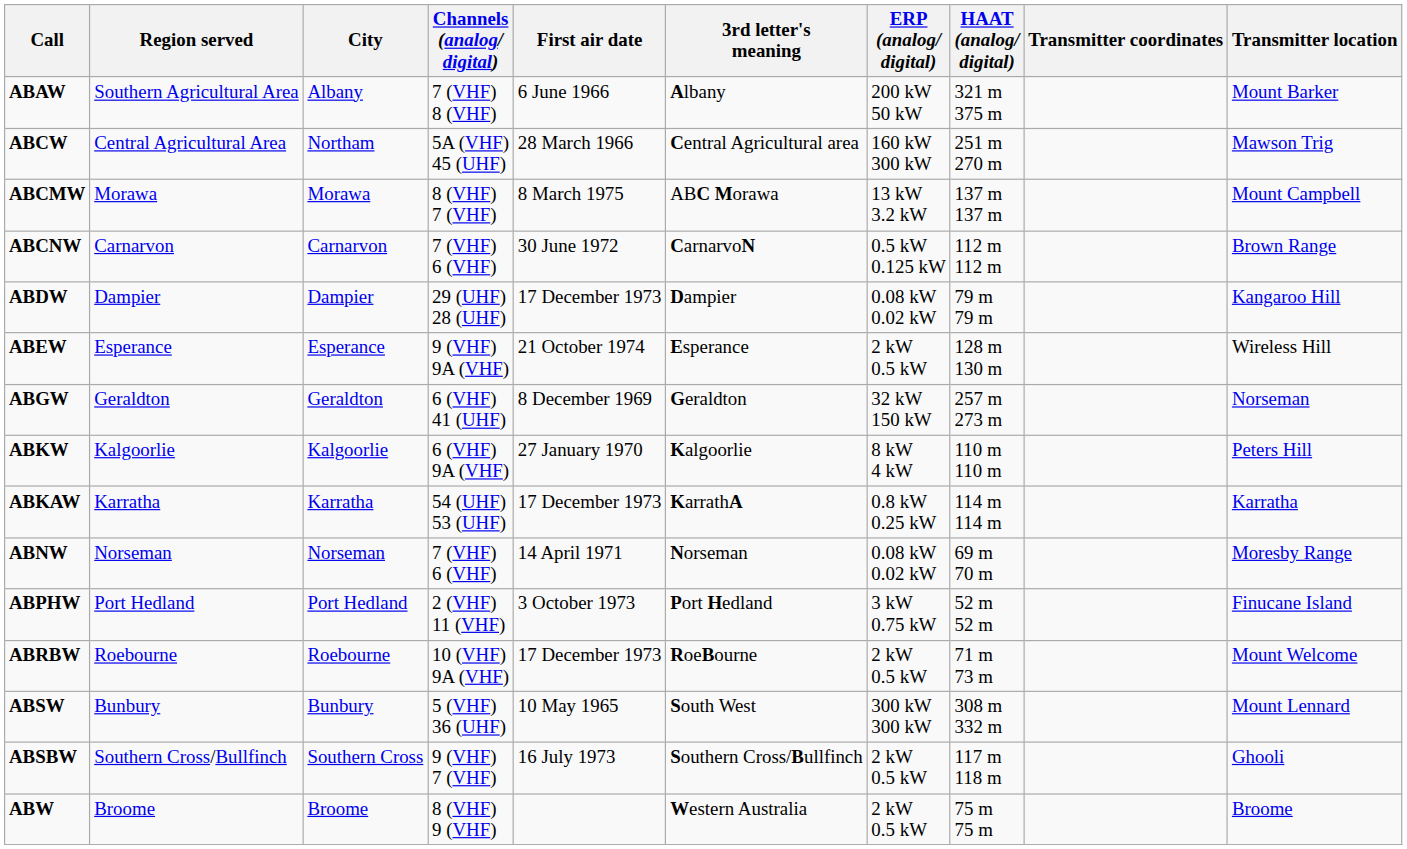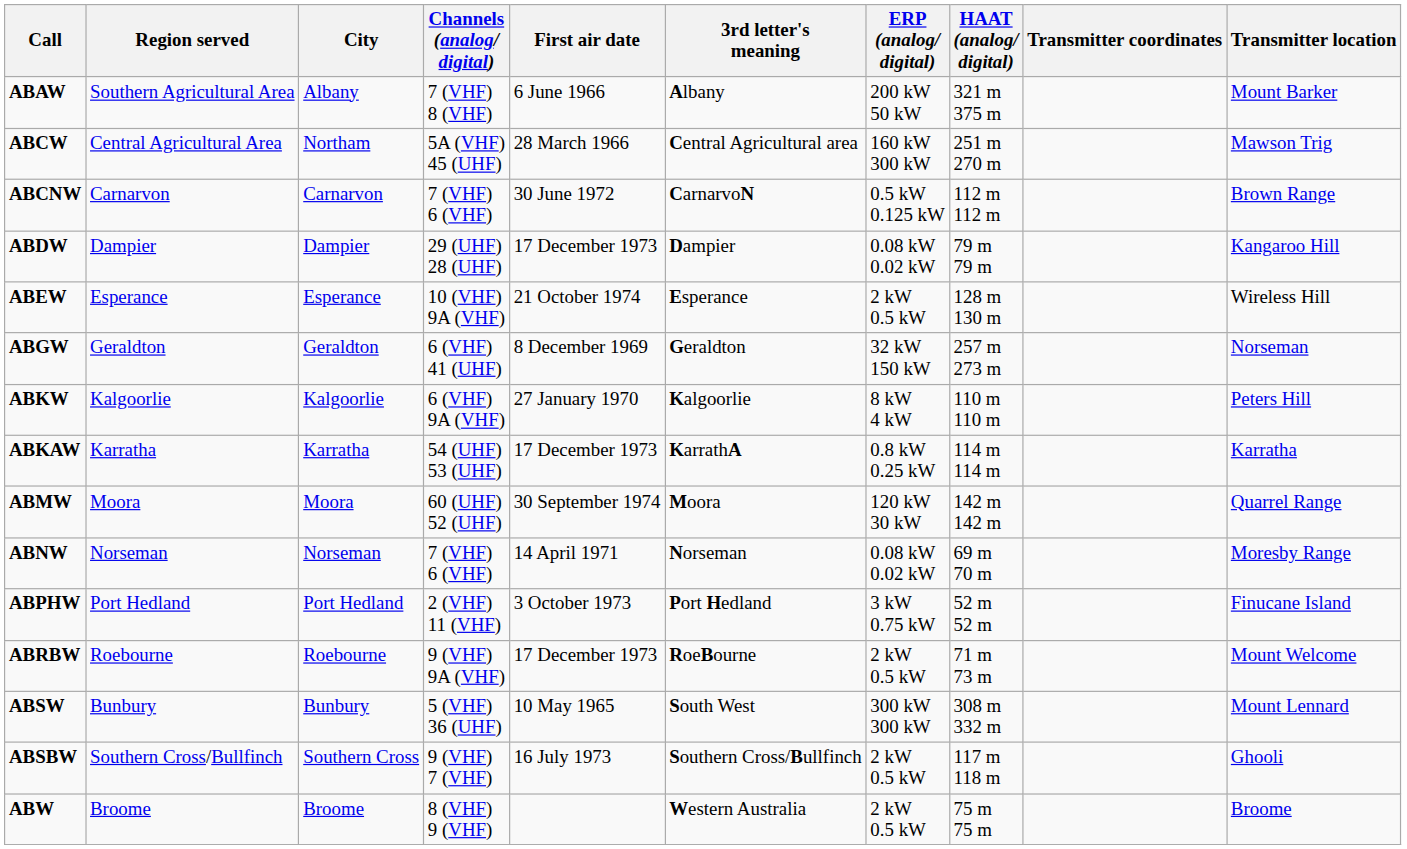- row: (47, 194)
(471, 358) 9 (VHF) 9A (VHF) -> (466, 307) 10 (VHF) 9A (VHF)
+ row: (40, 501)
(471, 665) 10 (VHF) 9A (VHF) -> (466, 665) 9 (VHF) 9A (VHF)
